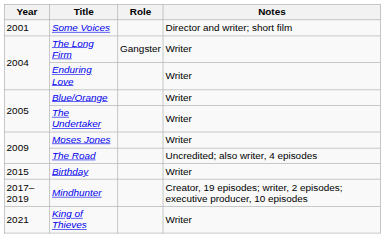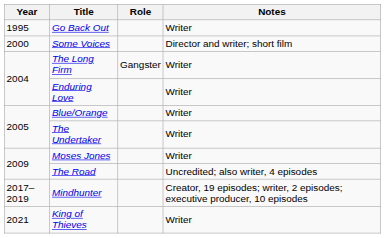+ row: (80, 28)
(18, 28) 2001 -> (18, 43) 2000
- row: (70, 171)
